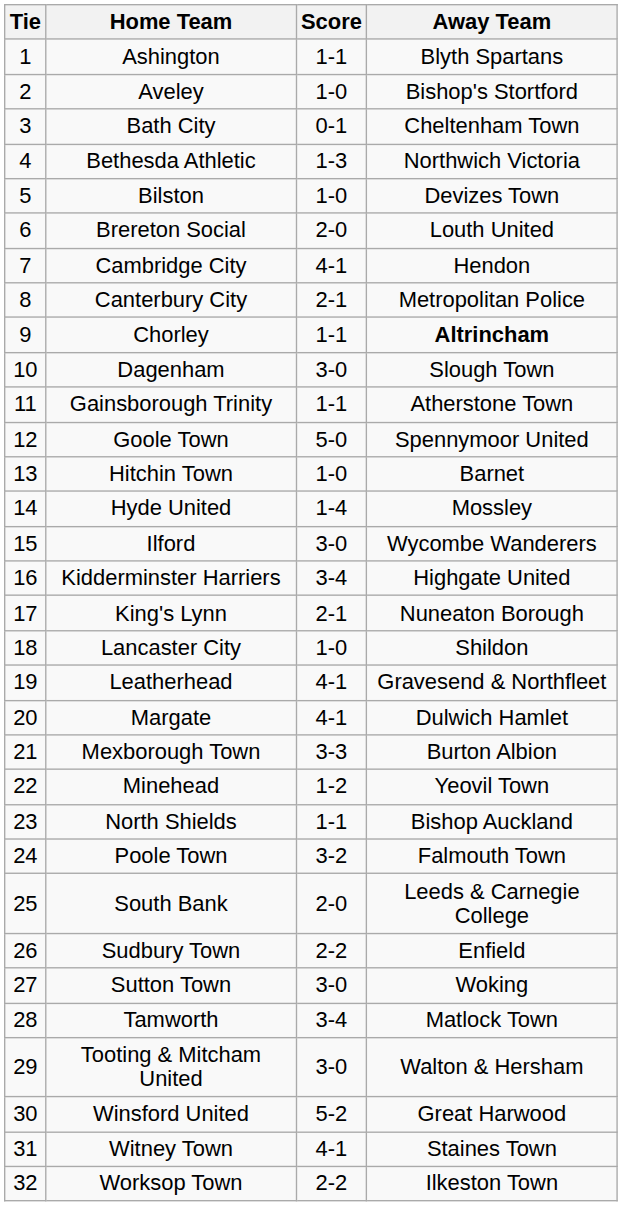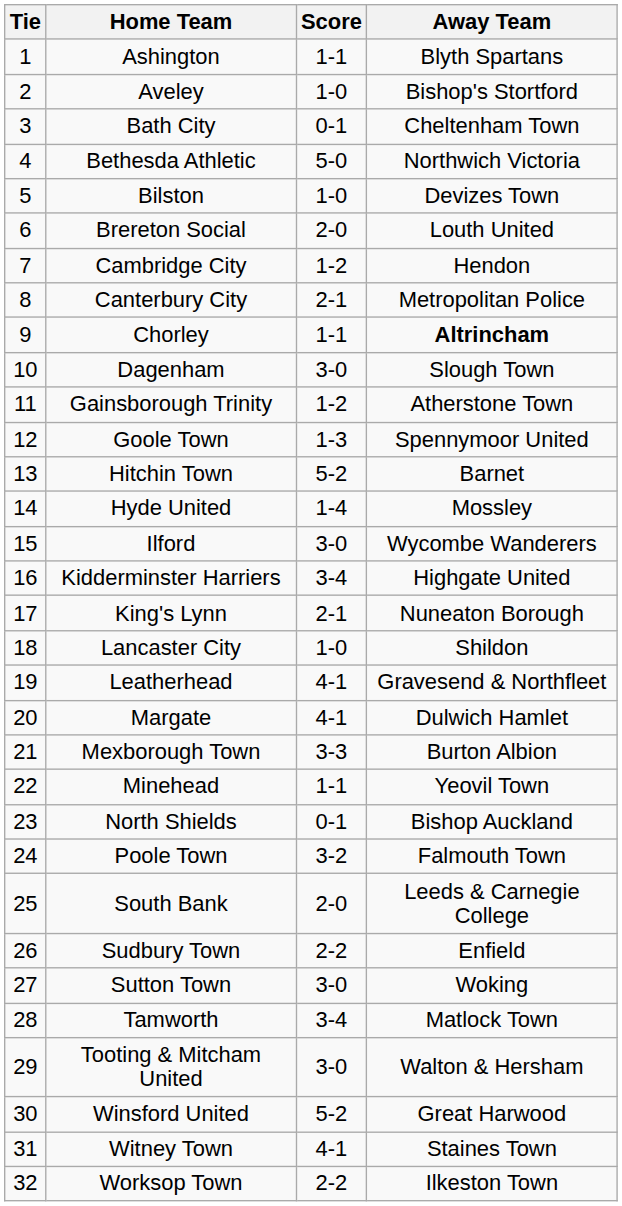(331, 160) 1-3 -> (331, 160) 5-0
(331, 265) 4-1 -> (331, 265) 1-2
(331, 404) 1-1 -> (331, 404) 1-2
(331, 439) 5-0 -> (331, 439) 1-3
(331, 473) 1-0 -> (331, 473) 5-2
(331, 786) 1-2 -> (331, 786) 1-1
(331, 821) 1-1 -> (331, 821) 0-1
